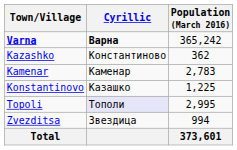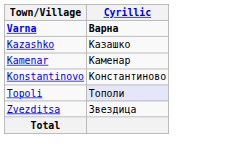- column: (201, 18)
(127, 56) Константиново -> (110, 45) Казашко
(110, 88) Казашко -> (127, 77) Константиново
